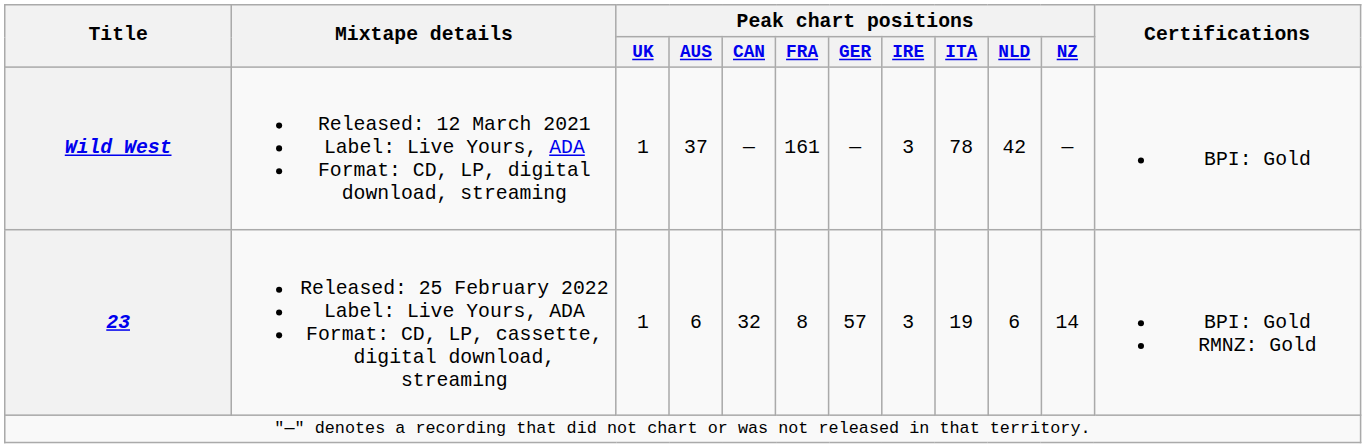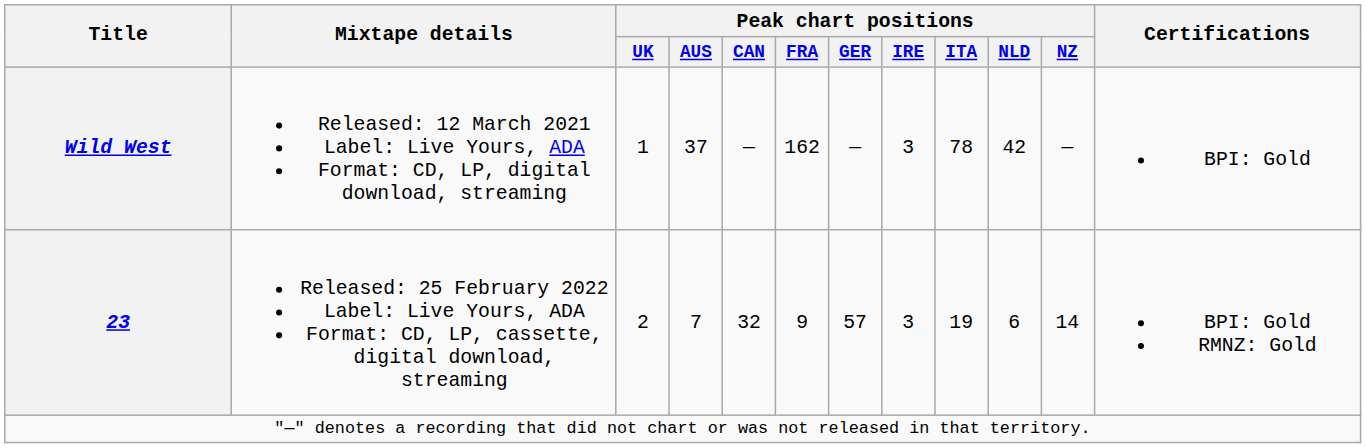(802, 148) 161 -> (802, 148) 162
(643, 323) 1 -> (643, 323) 2
(696, 323) 6 -> (696, 323) 7
(802, 323) 8 -> (802, 323) 9
